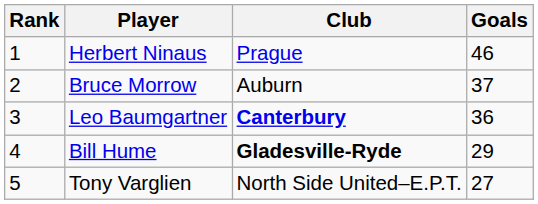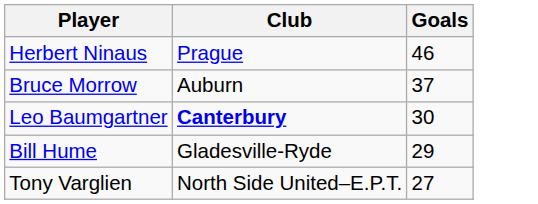- column: (34, 20)
(482, 118) 36 -> (423, 118) 30
(319, 150) bold -> (254, 150) normal
